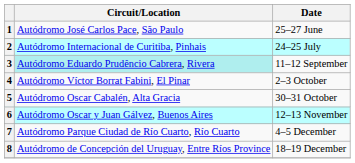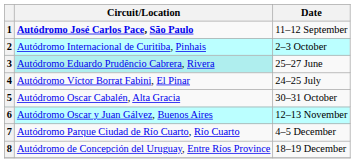(100, 29) normal -> (105, 29) bold
(299, 29) 25–27 June -> (311, 29) 11–12 September
(298, 46) 24–25 July -> (301, 46) 2–3 October
(311, 63) 11–12 September -> (299, 63) 25–27 June
(301, 80) 2–3 October -> (298, 80) 24–25 July
